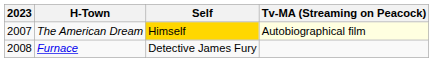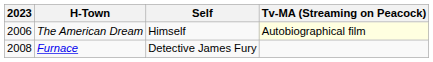(19, 31) 2007 -> (19, 31) 2006
(167, 31) gold background -> (167, 31) no background
